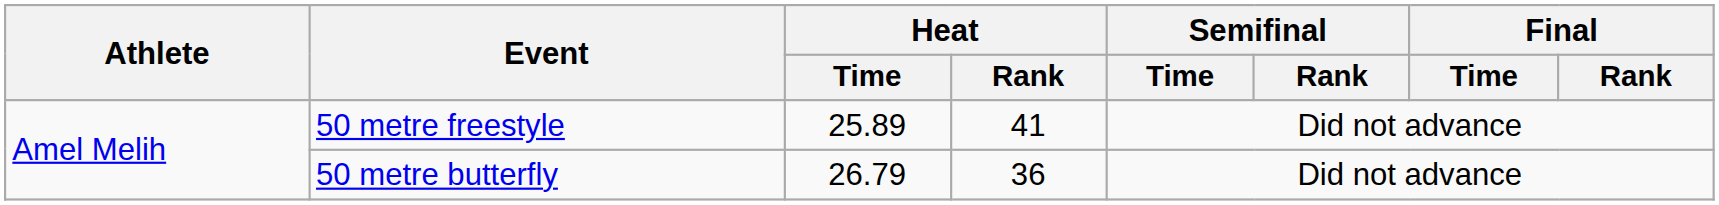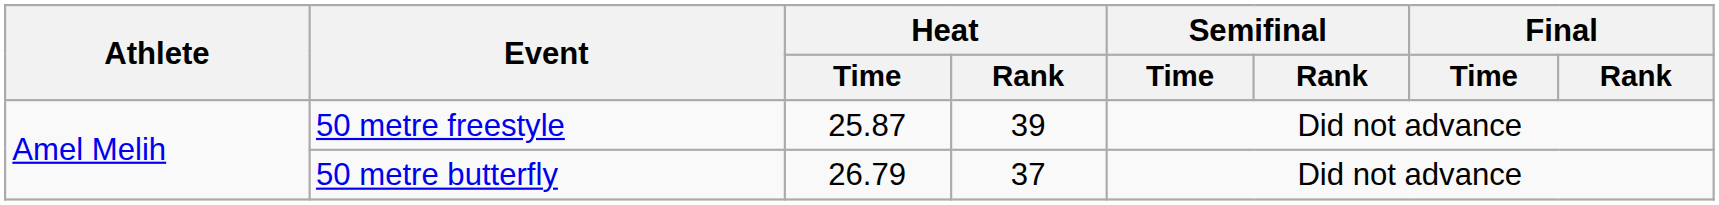(867, 126) 25.89 -> (867, 126) 25.87
(1028, 126) 41 -> (1028, 126) 39
(1028, 175) 36 -> (1028, 175) 37
